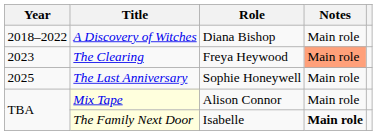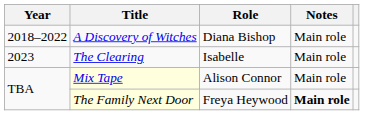(245, 57) Freya Heywood -> (223, 57) Isabelle
(333, 57) lightsalmon background -> (320, 57) no background
- row: (130, 78)
(223, 120) Isabelle -> (245, 99) Freya Heywood
